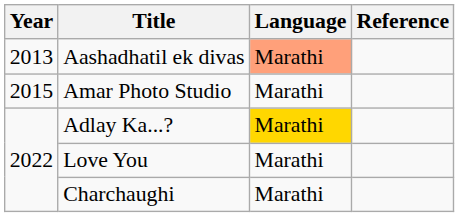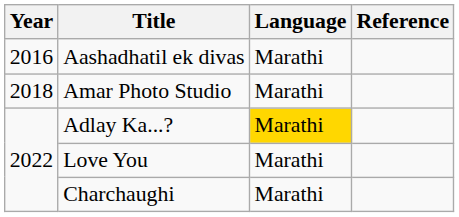(31, 56) 2013 -> (31, 56) 2016
(289, 56) lightsalmon background -> (289, 56) no background
(31, 90) 2015 -> (31, 90) 2018
